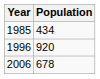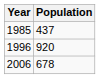(45, 30) 434 -> (45, 30) 437
